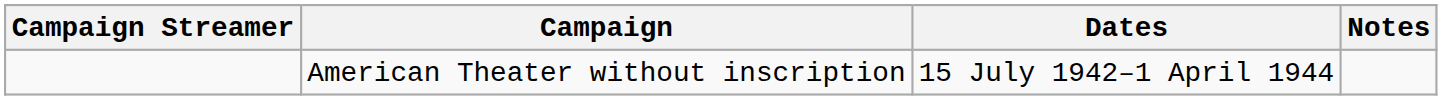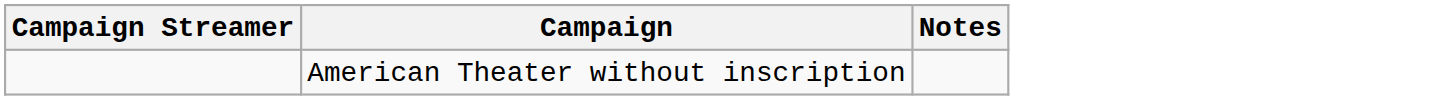- column: (1126, 28)
